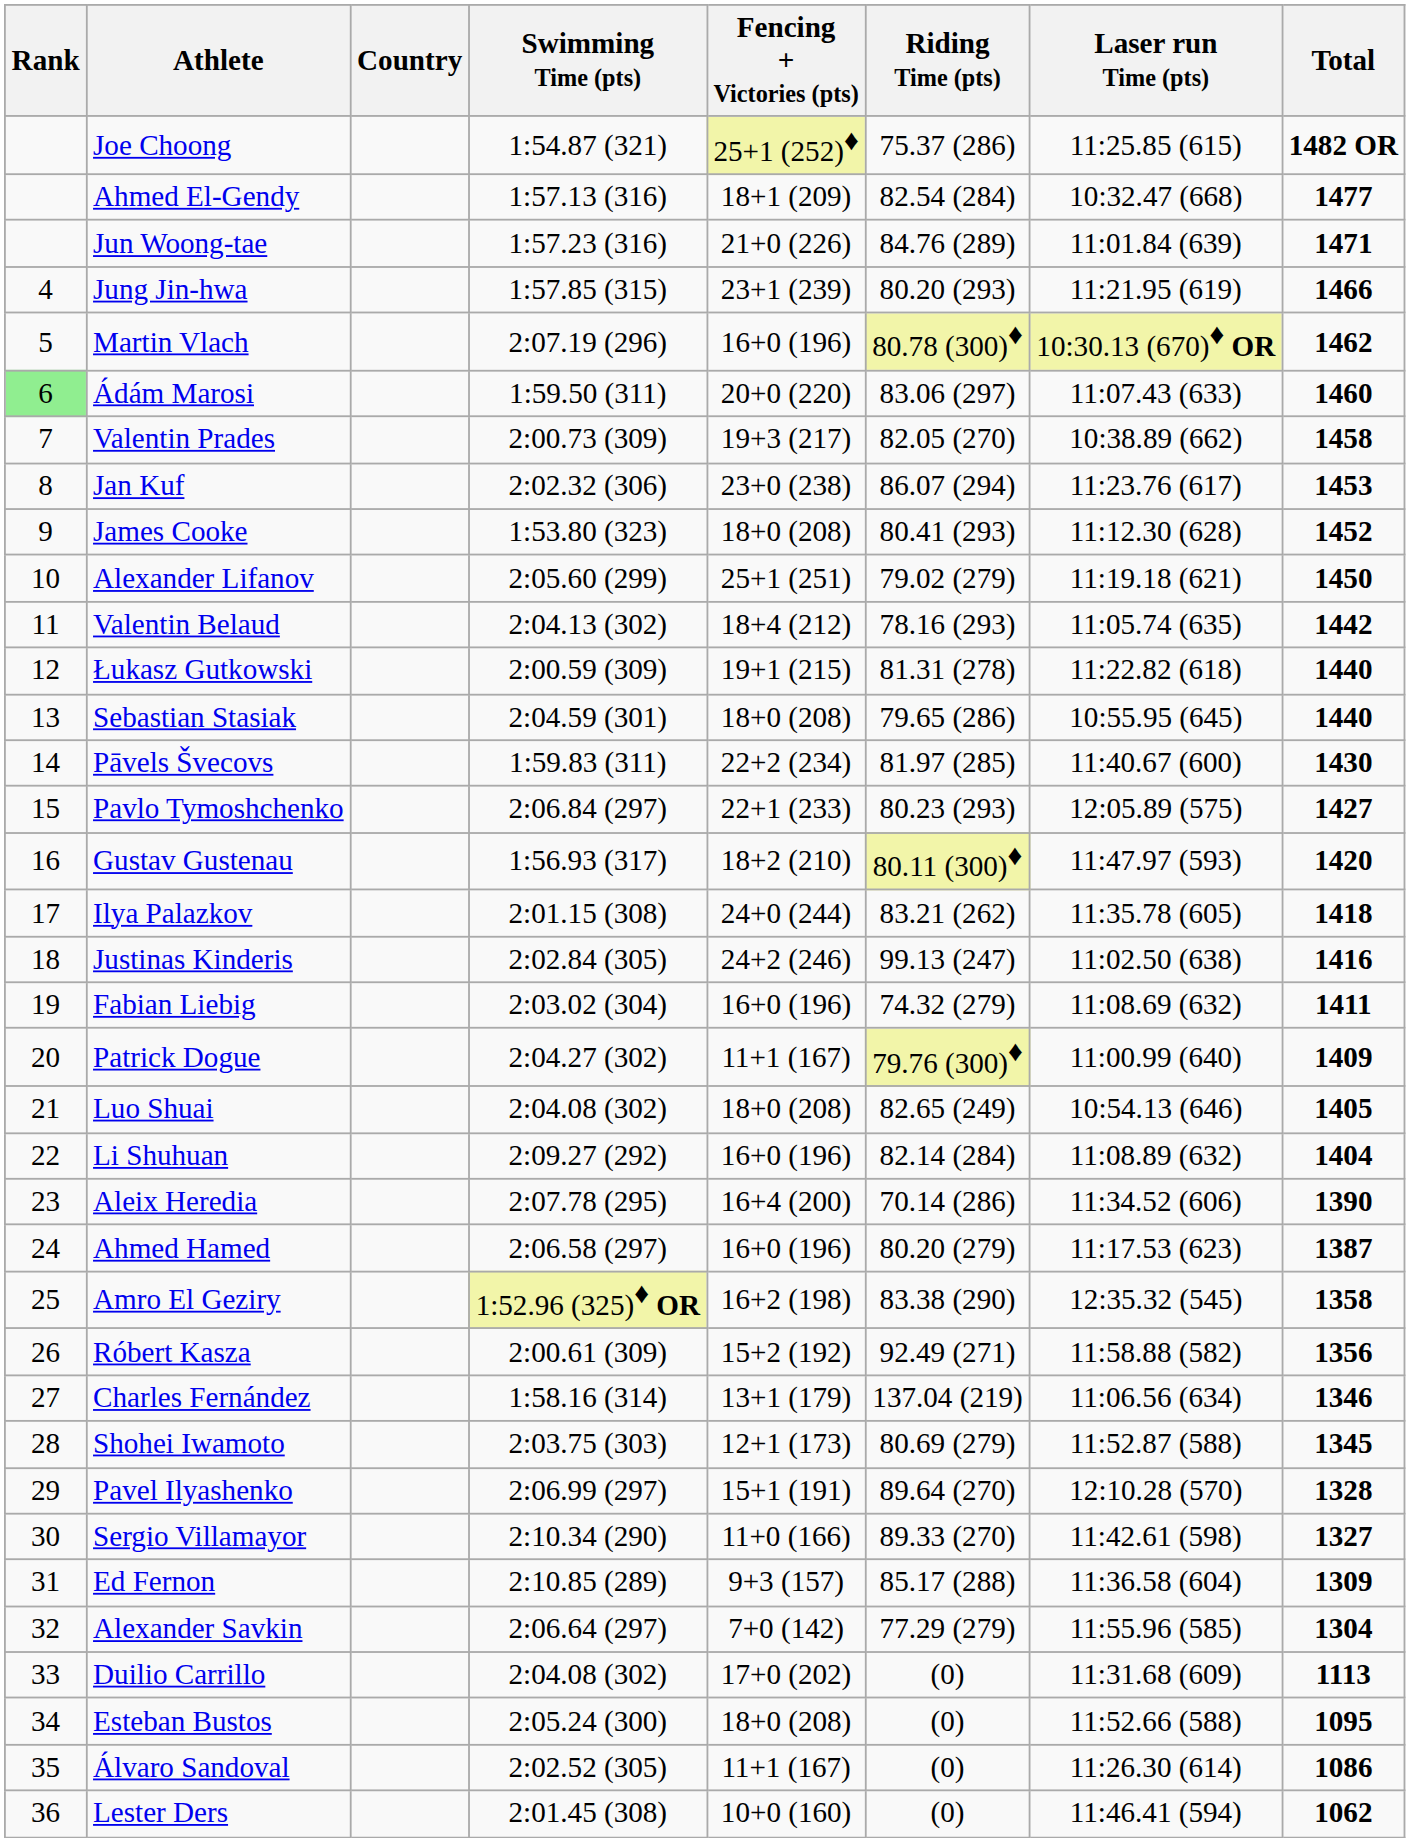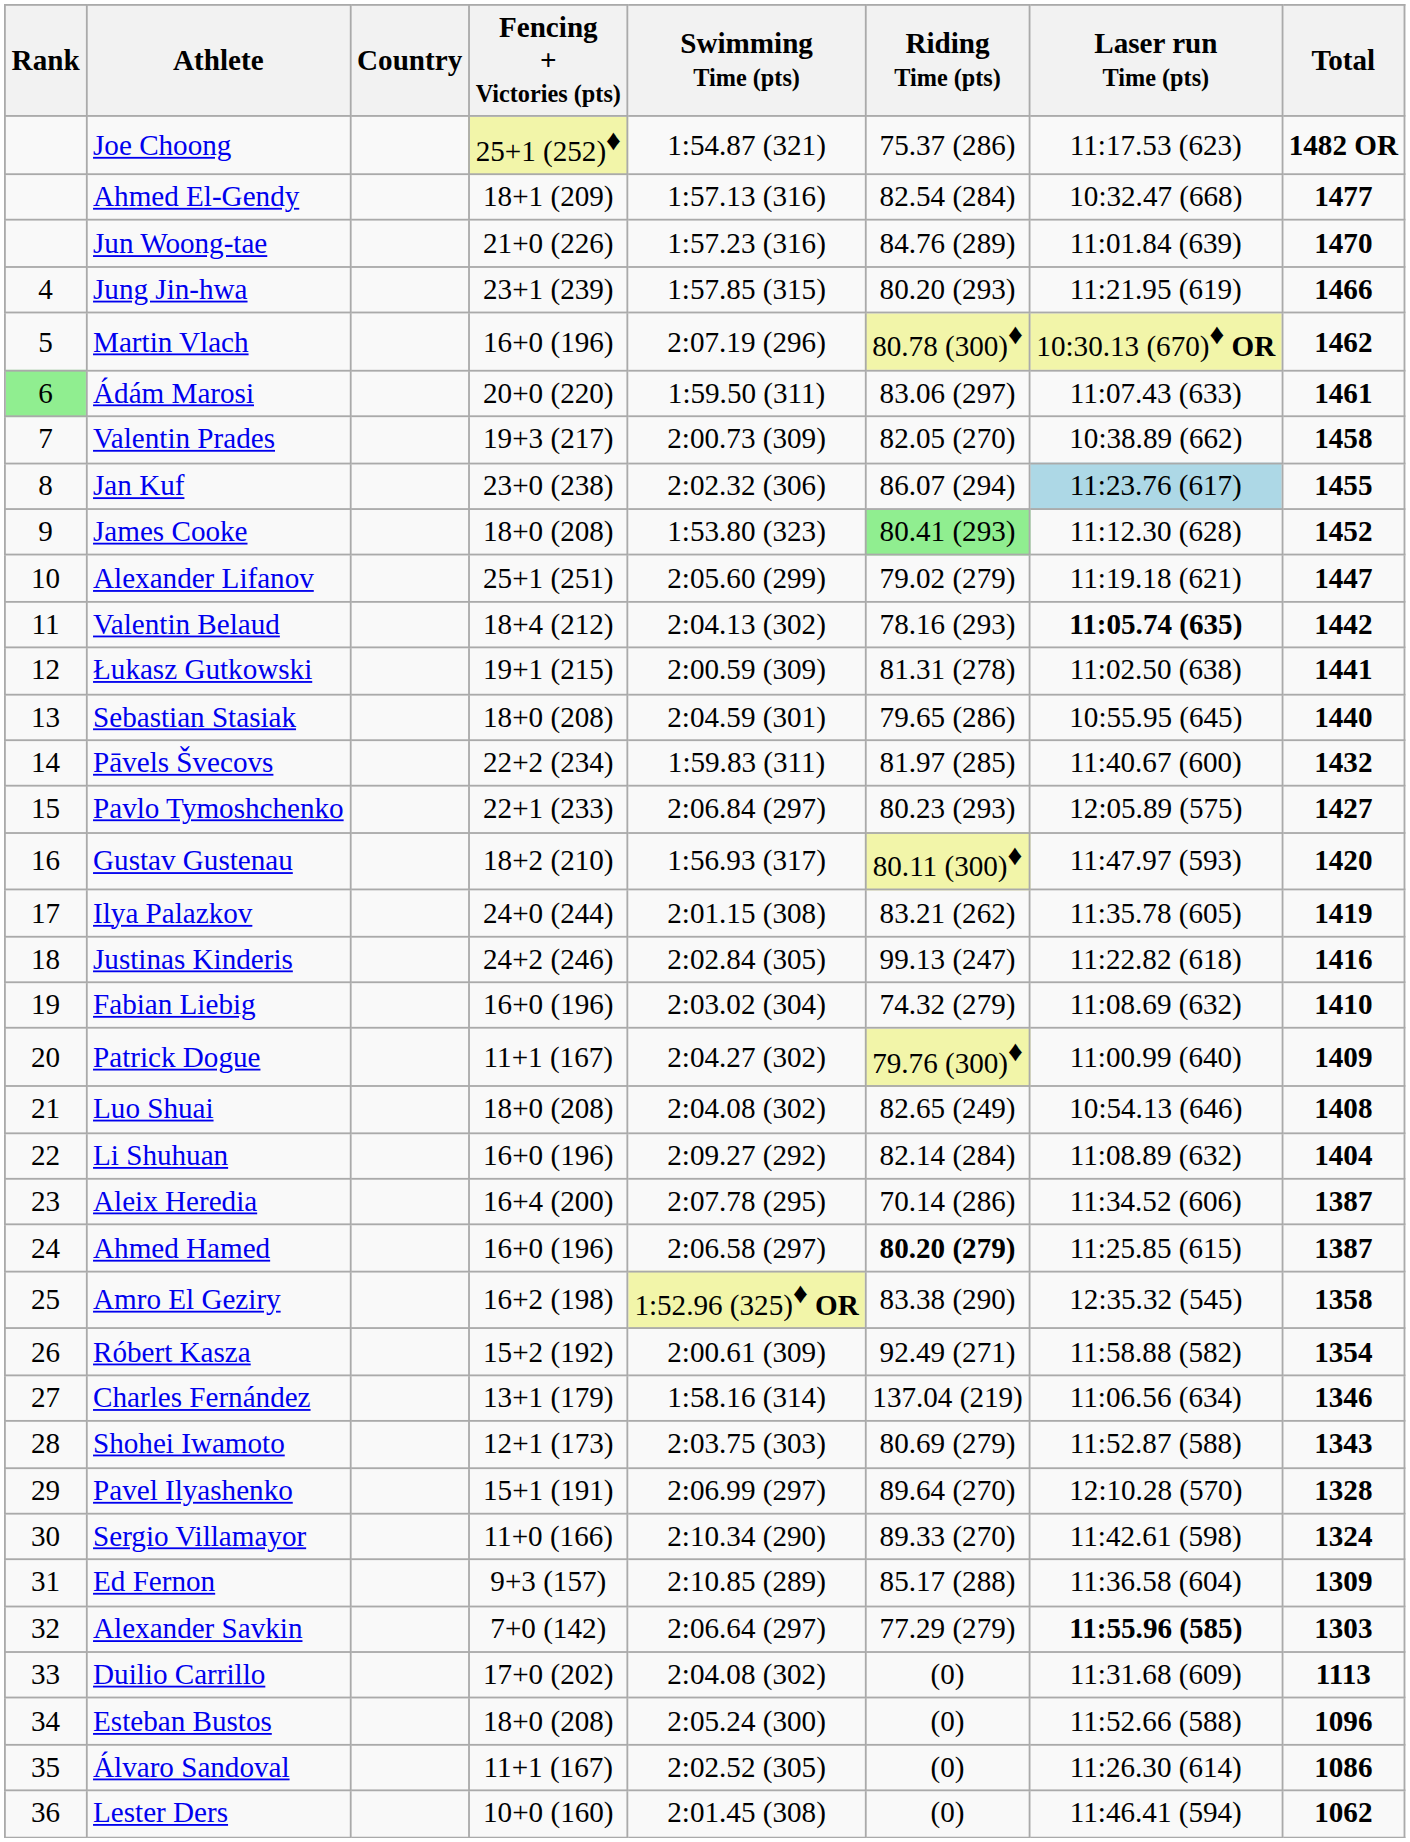columns swapped: (588, 60) <-> (786, 60)
(1156, 145) 11:25.85 (615) -> (1156, 145) 11:17.53 (623)
(1343, 243) 1471 -> (1343, 243) 1470
(1343, 393) 1460 -> (1343, 393) 1461
(1156, 485) no background -> (1156, 485) lightblue background
(1343, 485) 1453 -> (1343, 485) 1455
(948, 531) no background -> (948, 531) lightgreen background
(1343, 577) 1450 -> (1343, 577) 1447
(1156, 624) normal -> (1156, 624) bold
(1156, 670) 11:22.82 (618) -> (1156, 670) 11:02.50 (638)
(1343, 670) 1440 -> (1343, 670) 1441
(1343, 762) 1430 -> (1343, 762) 1432
(1343, 912) 1418 -> (1343, 912) 1419
(1156, 958) 11:02.50 (638) -> (1156, 958) 11:22.82 (618)
(1343, 1005) 1411 -> (1343, 1005) 1410
(1343, 1109) 1405 -> (1343, 1109) 1408
(1343, 1201) 1390 -> (1343, 1201) 1387
(948, 1247) normal -> (948, 1247) bold
(1156, 1247) 11:17.53 (623) -> (1156, 1247) 11:25.85 (615)
(1343, 1351) 1356 -> (1343, 1351) 1354
(1343, 1443) 1345 -> (1343, 1443) 1343
(1343, 1536) 1327 -> (1343, 1536) 1324
(1156, 1628) normal -> (1156, 1628) bold
(1343, 1628) 1304 -> (1343, 1628) 1303
(1343, 1720) 1095 -> (1343, 1720) 1096
